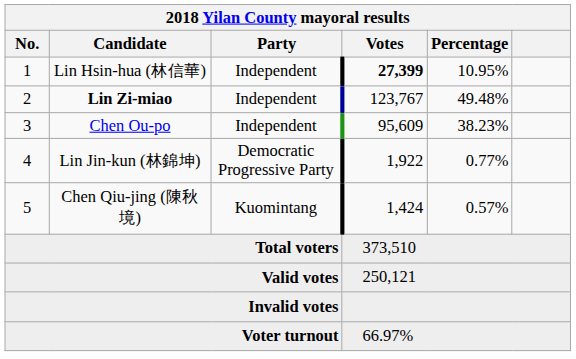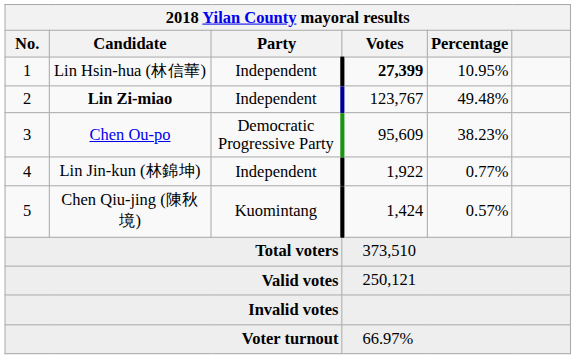(276, 125) Independent -> (276, 134) Democratic Progressive Party
(276, 160) Democratic Progressive Party -> (276, 171) Independent
